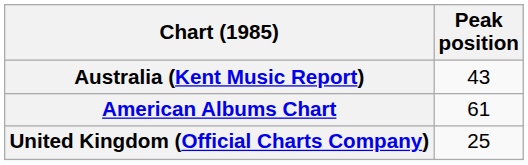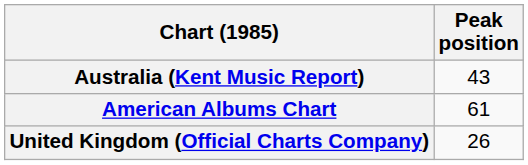(479, 142) 25 -> (479, 142) 26
